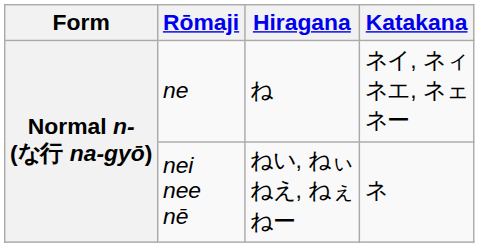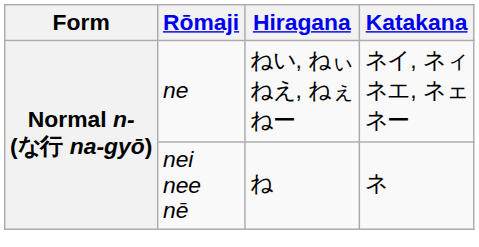(261, 90) ね -> (302, 90) ねい, ねぃ ねえ, ねぇ ねー
(302, 191) ねい, ねぃ ねえ, ねぇ ねー -> (261, 184) ね
